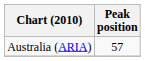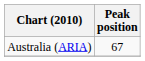(117, 46) 57 -> (117, 46) 67
